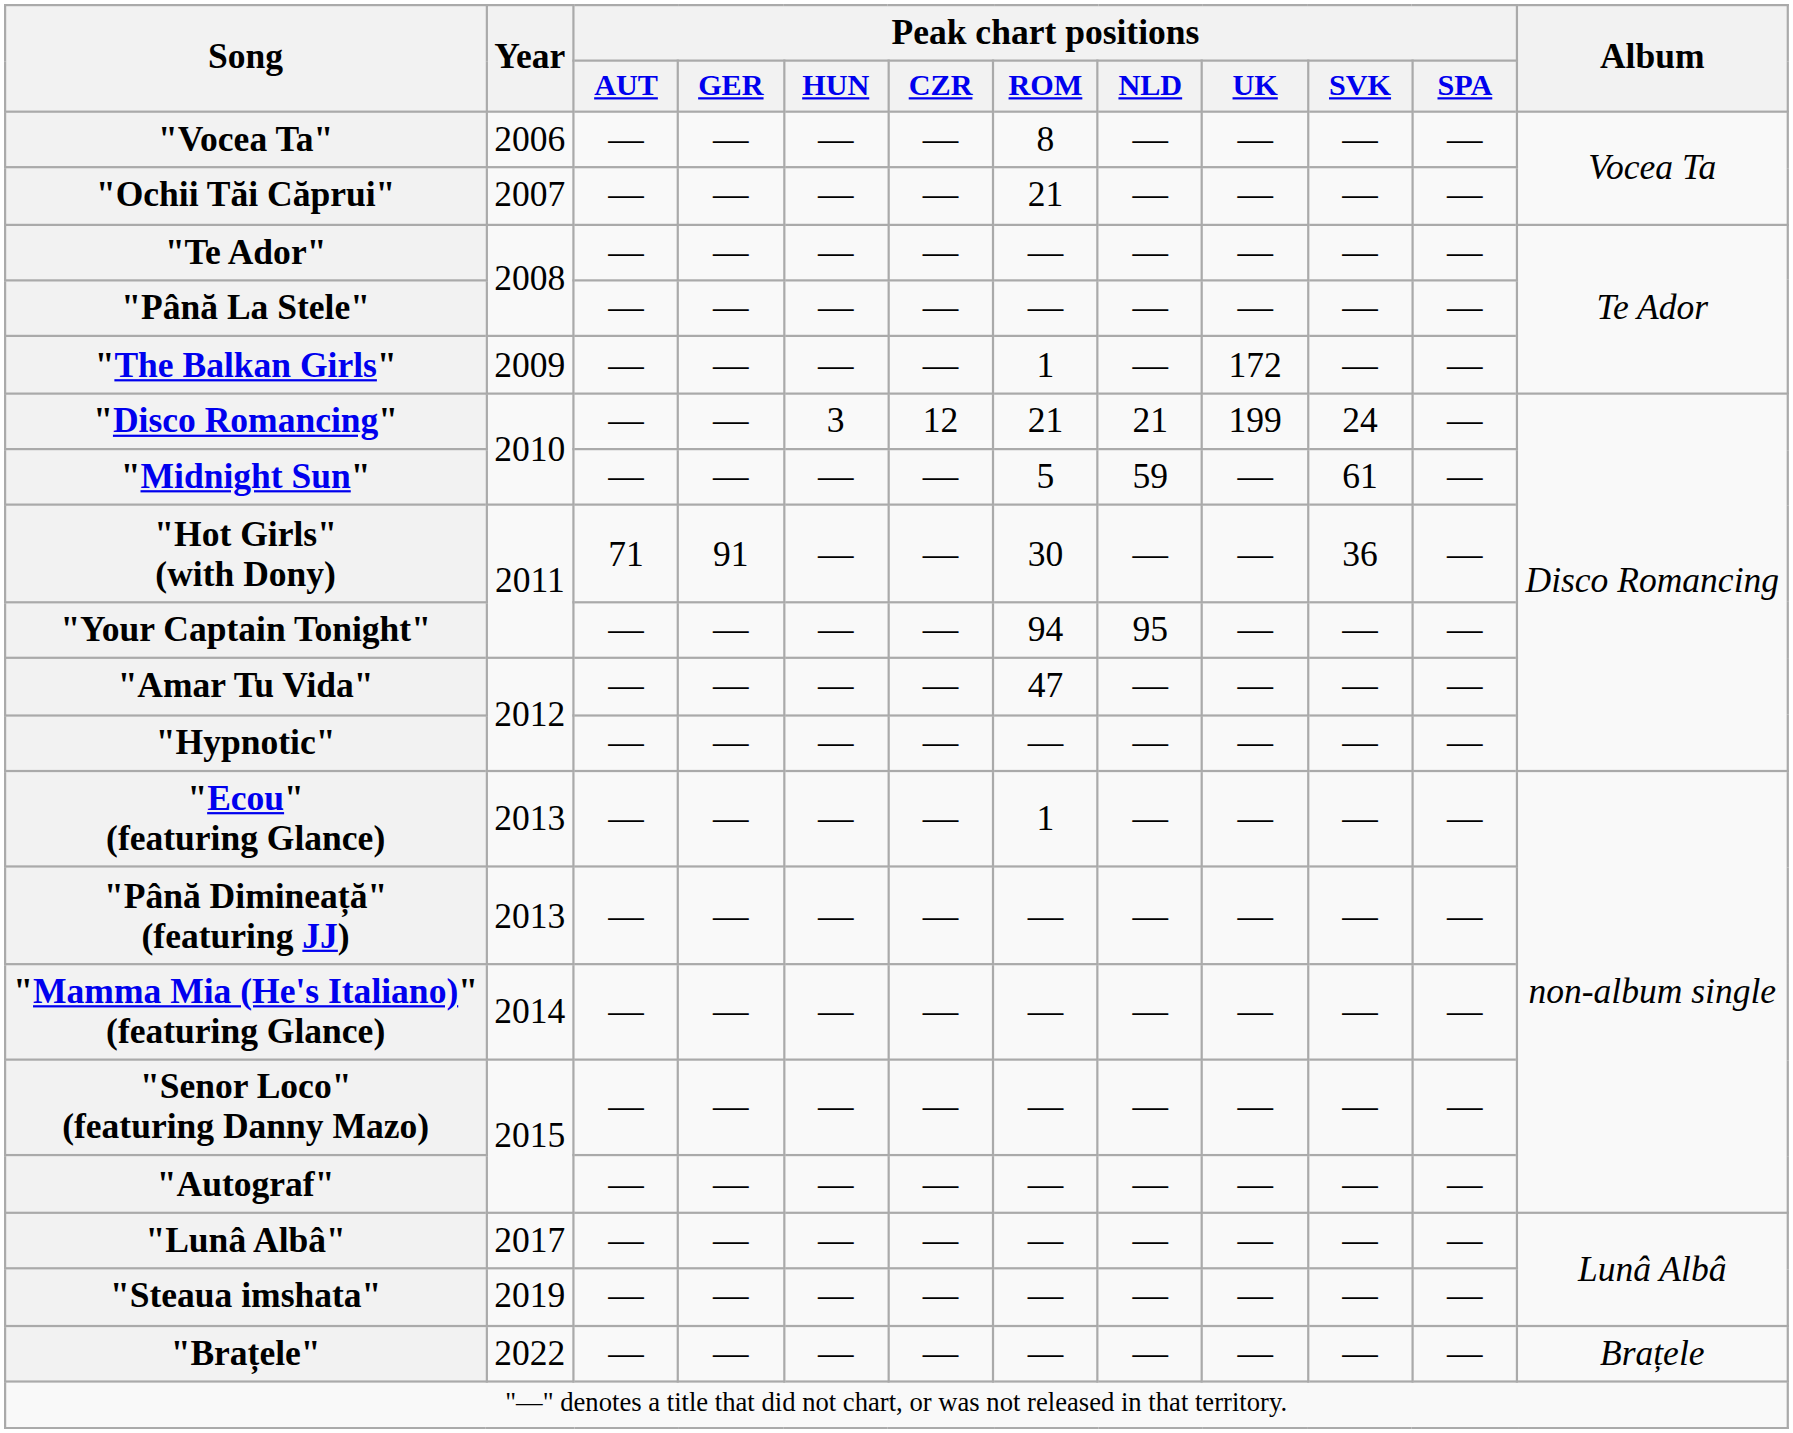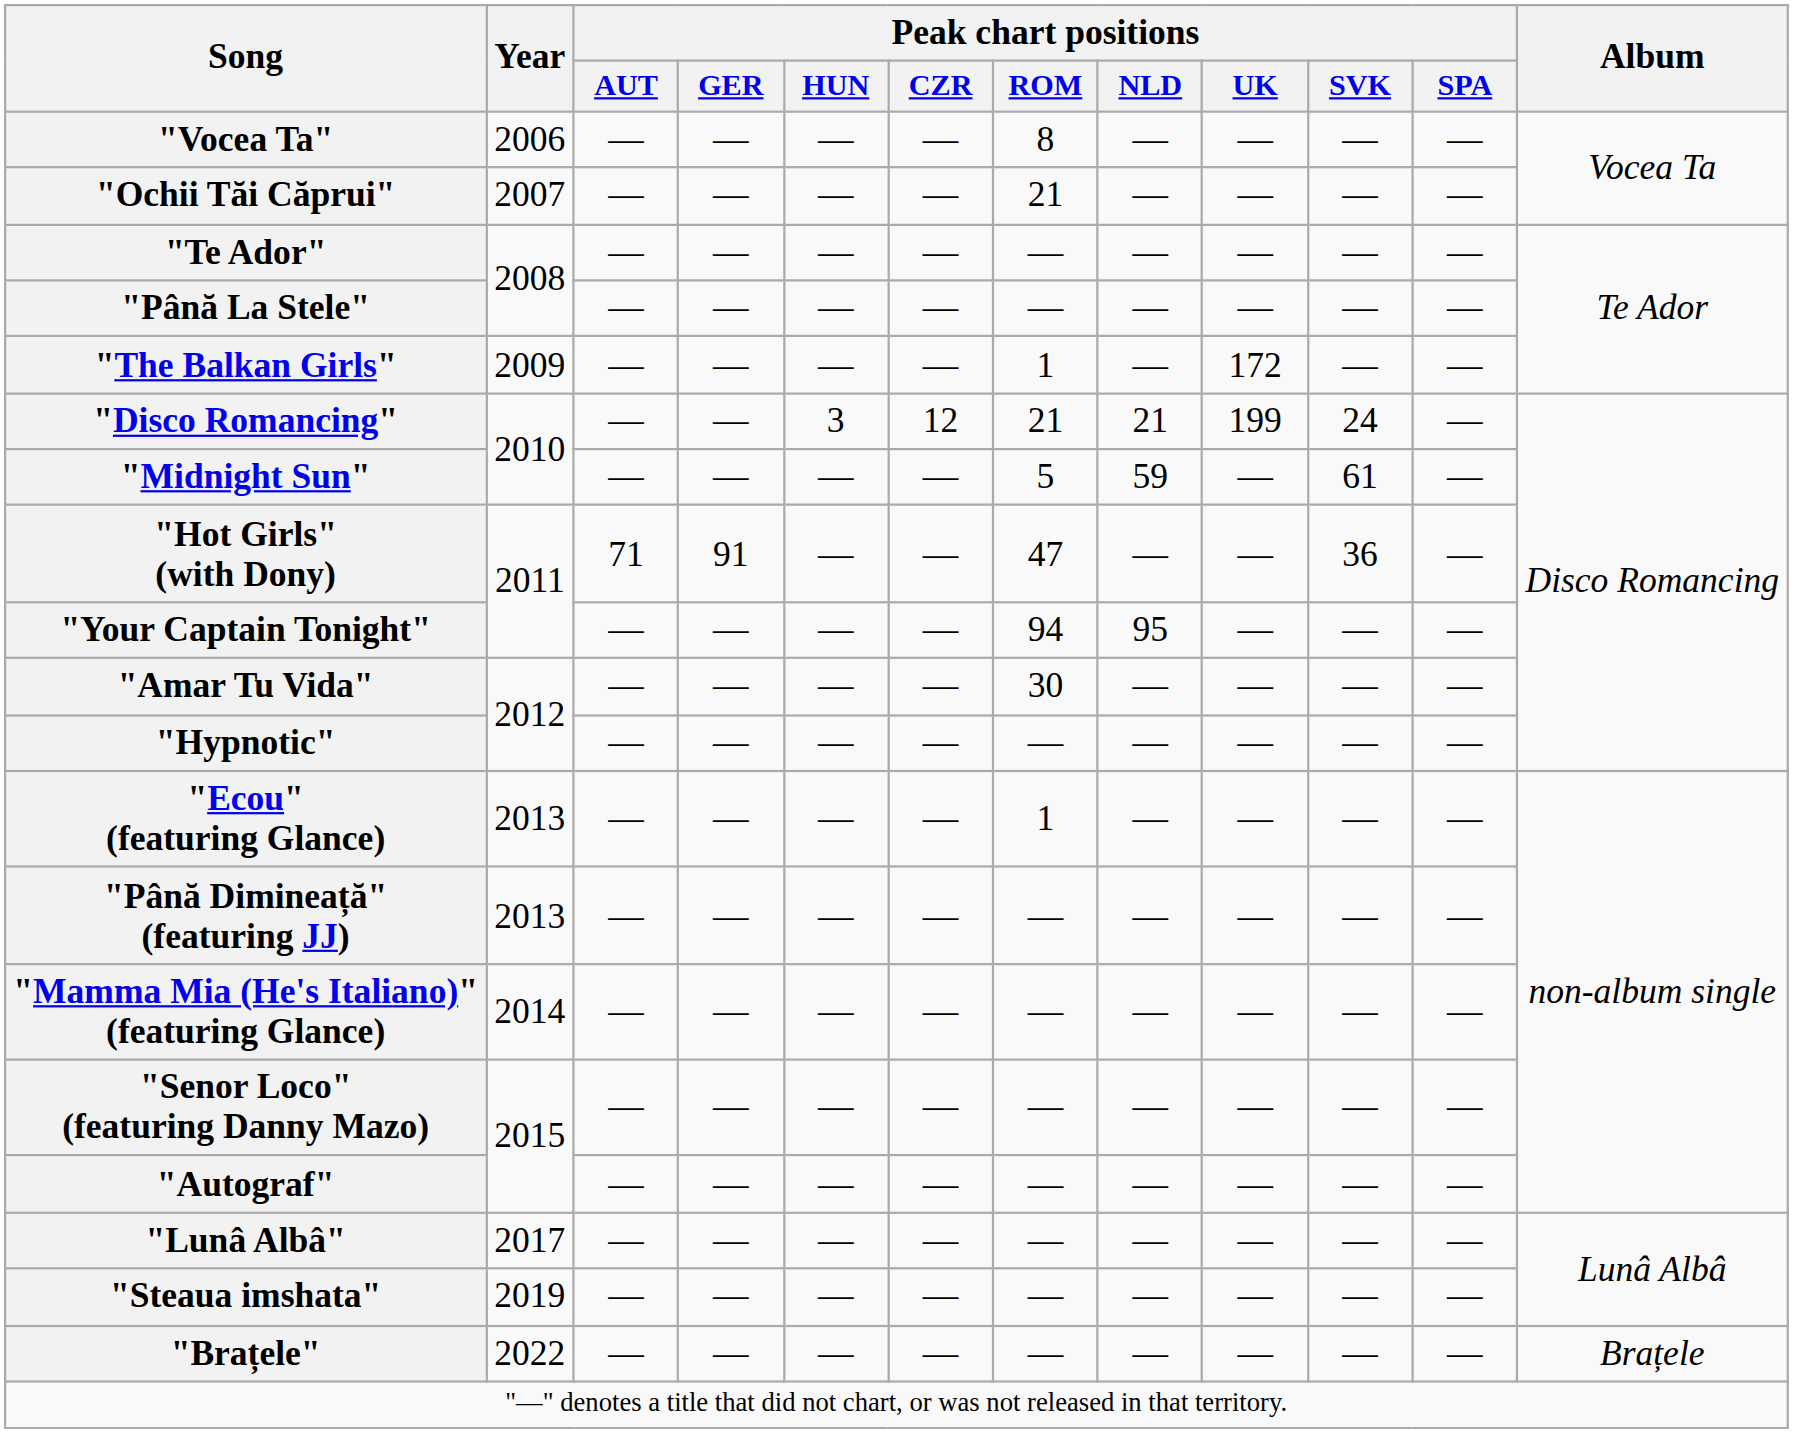(1045, 553) 30 -> (1045, 553) 47
(1045, 685) 47 -> (1045, 685) 30
